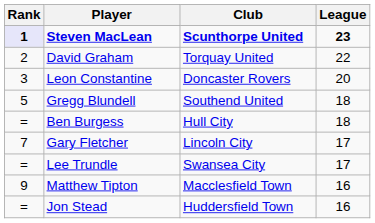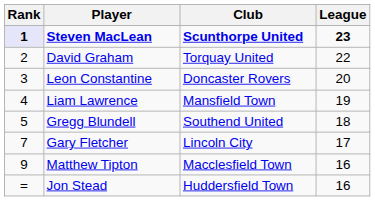+ row: (92, 100)
- row: (85, 121)
- row: (82, 164)
